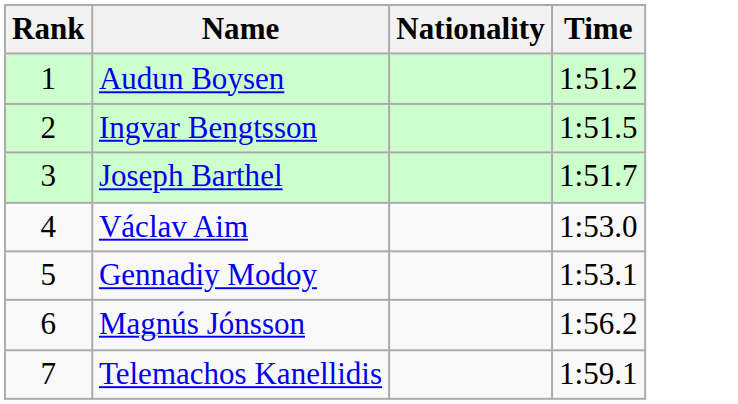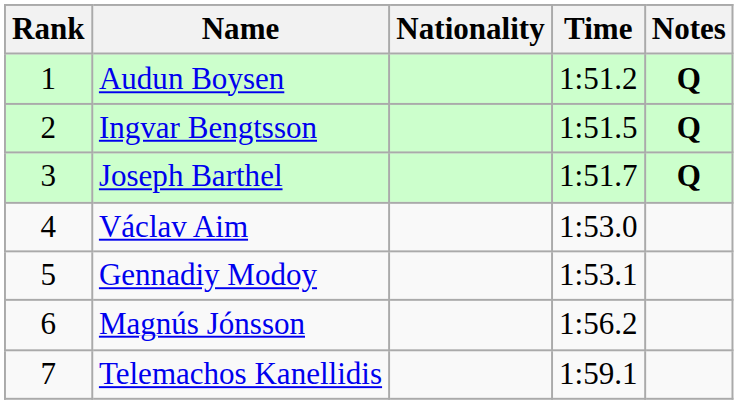+ column: (689, 29)
